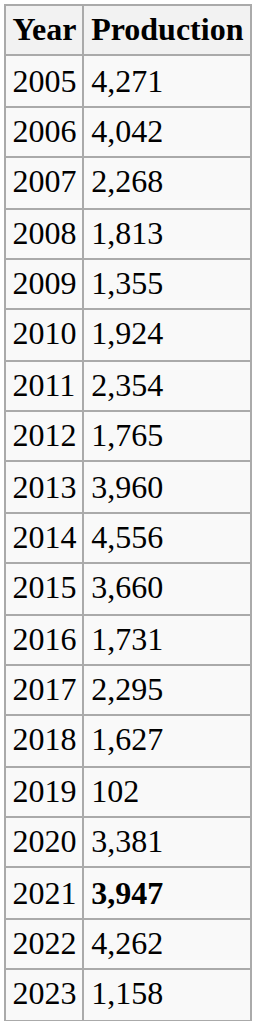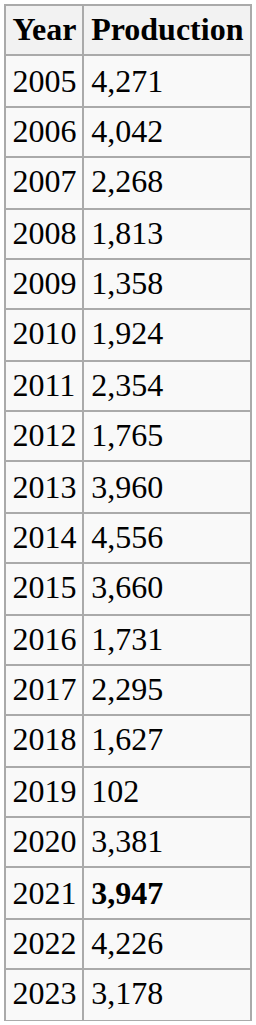(127, 283) 1,355 -> (127, 283) 1,358
(127, 943) 4,262 -> (127, 943) 4,226
(127, 994) 1,158 -> (127, 994) 3,178
